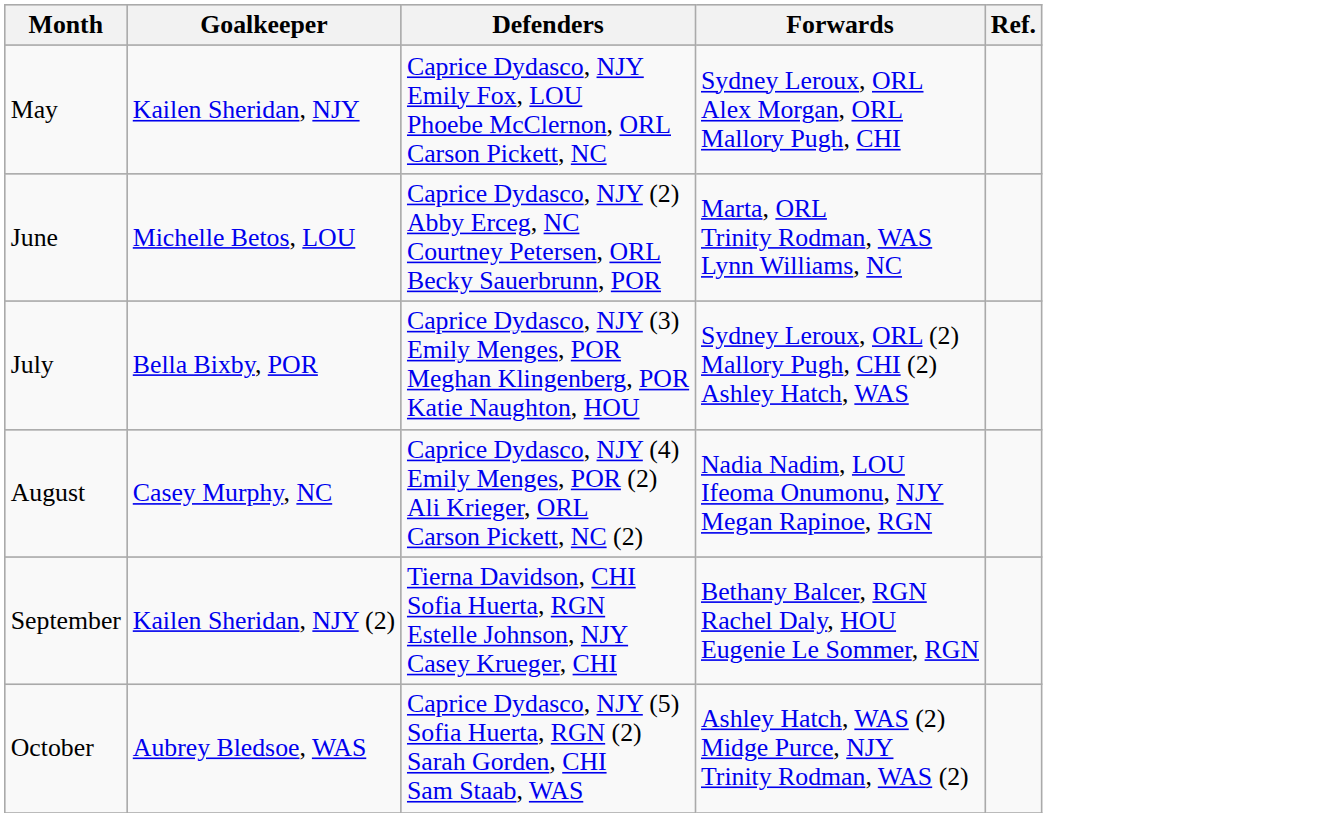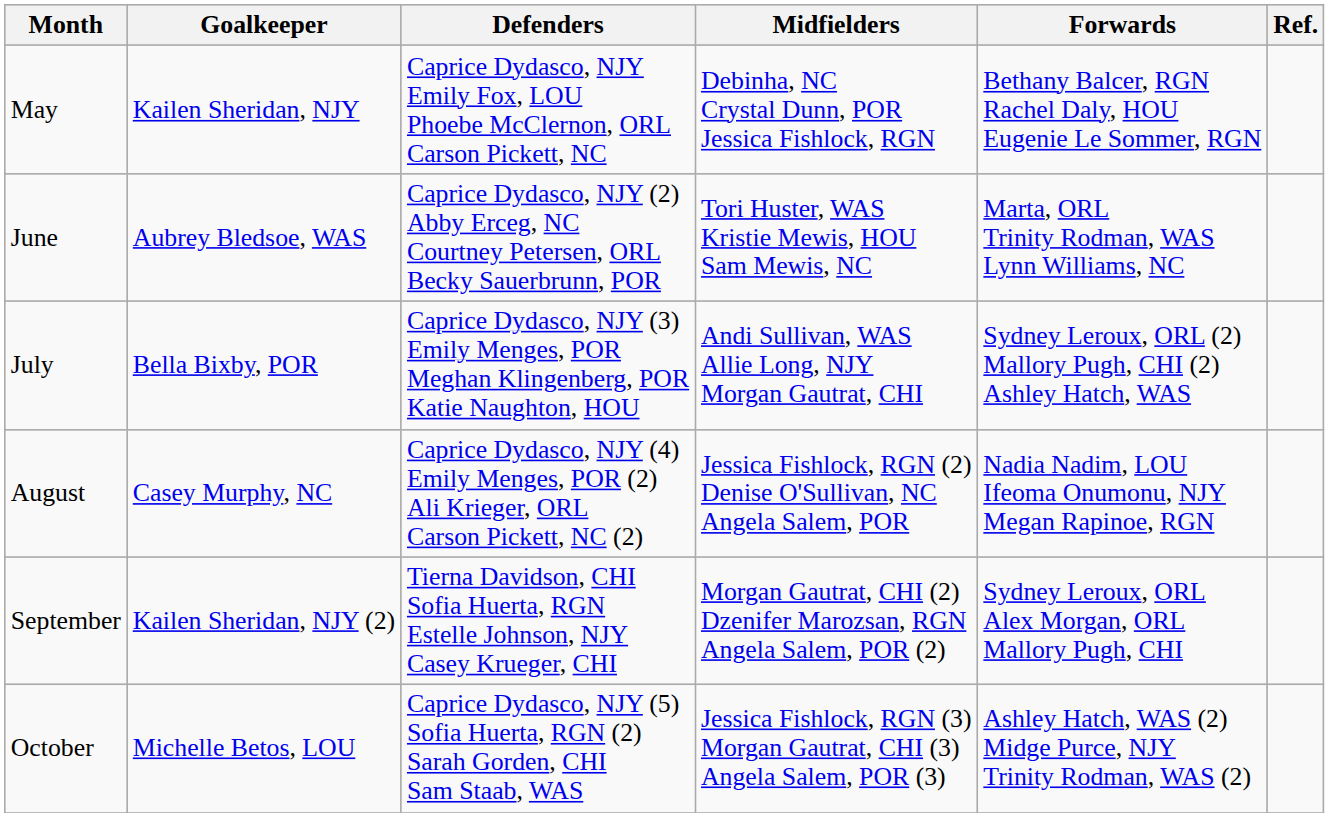+ column: (836, 24)
(812, 109) Sydney Leroux, ORL Alex Morgan, ORL Mallory Pugh, CHI -> (1122, 109) Bethany Balcer, RGN Rachel Daly, HOU Eugenie Le Sommer, RGN
(244, 237) Michelle Betos, LOU -> (250, 237) Aubrey Bledsoe, WAS
(840, 620) Bethany Balcer, RGN Rachel Daly, HOU Eugenie Le Sommer, RGN -> (1095, 620) Sydney Leroux, ORL Alex Morgan, ORL Mallory Pugh, CHI
(250, 748) Aubrey Bledsoe, WAS -> (244, 748) Michelle Betos, LOU
